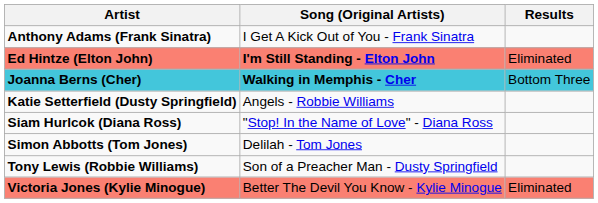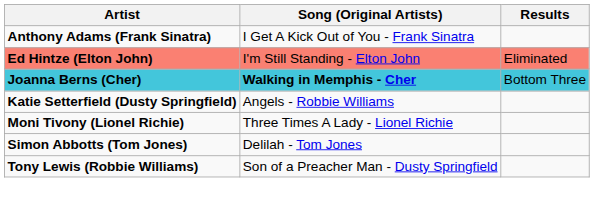(339, 58) bold -> (331, 58) normal
+ row: (96, 123)
- row: (94, 123)
- row: (106, 187)
